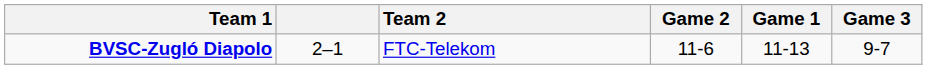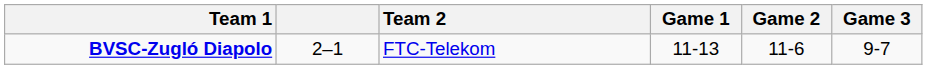columns swapped: (786, 19) <-> (696, 19)
